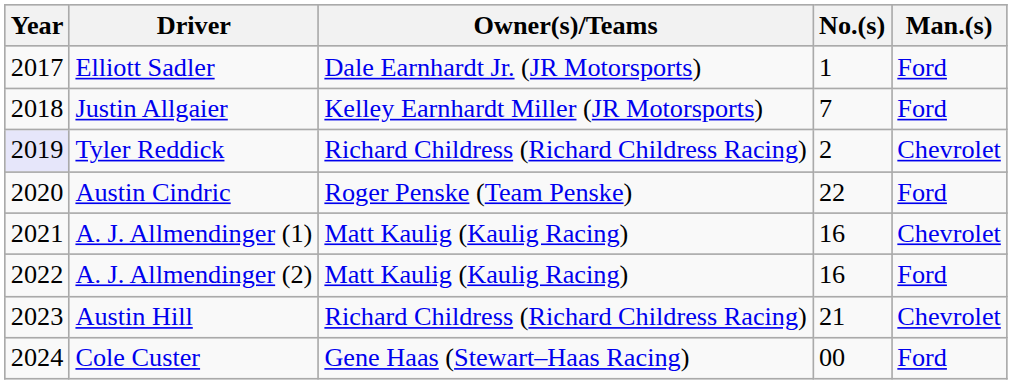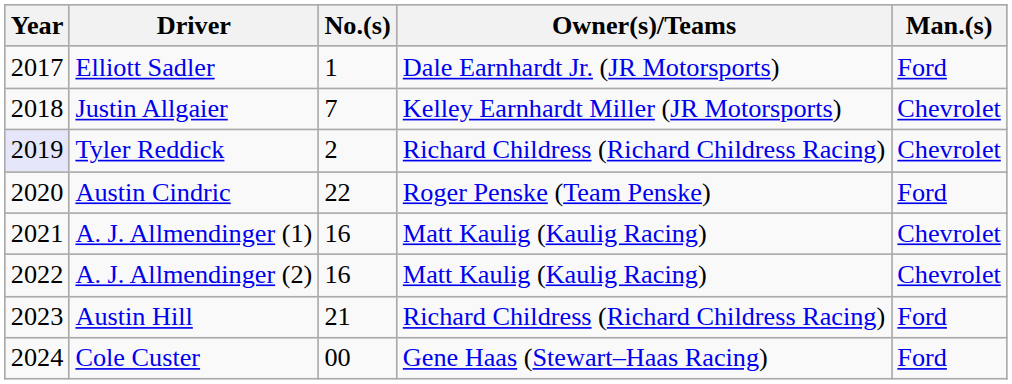columns swapped: (566, 25) <-> (852, 25)
(922, 108) Ford -> (949, 108) Chevrolet
(922, 274) Ford -> (949, 274) Chevrolet
(949, 316) Chevrolet -> (922, 316) Ford
